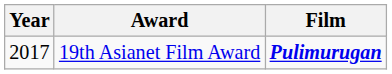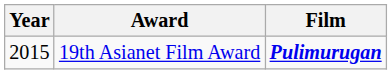(29, 52) 2017 -> (29, 52) 2015
